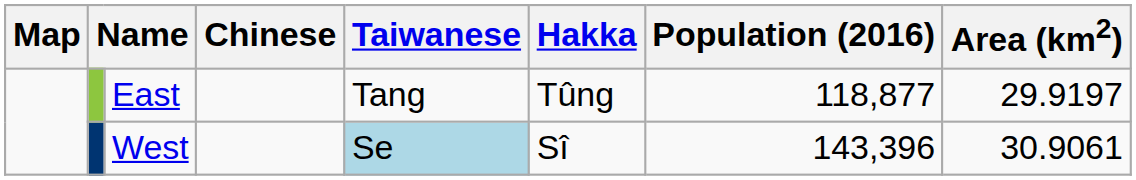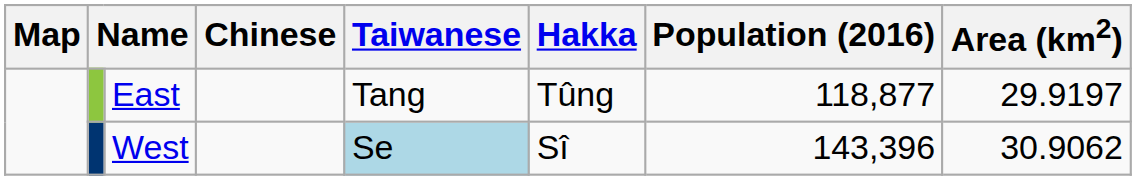(1062, 148) 30.9061 -> (1062, 148) 30.9062
